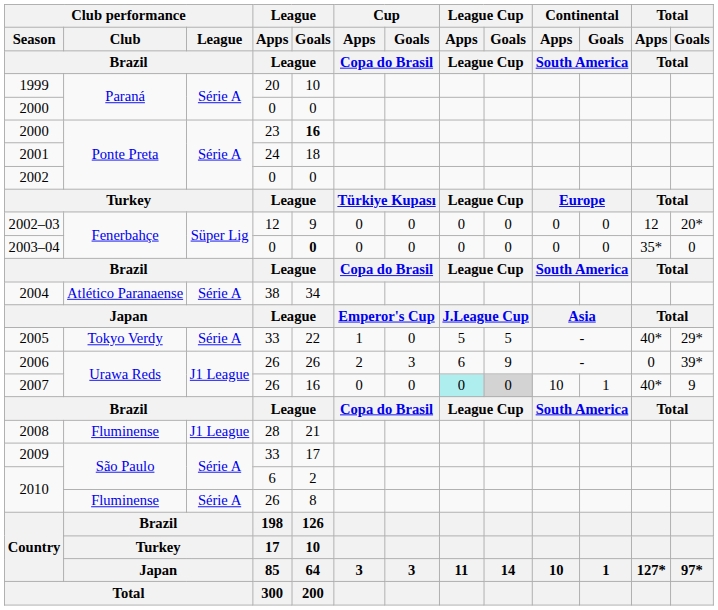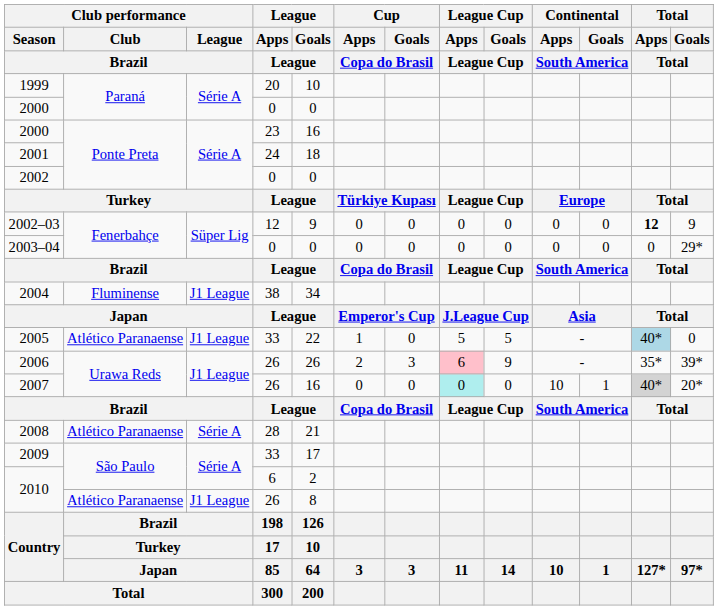(313, 131) bold -> (313, 131) normal
(651, 223) normal -> (651, 223) bold
(692, 223) 20* -> (692, 223) 9
(313, 246) bold -> (313, 246) normal
(651, 246) 35* -> (651, 246) 0
(692, 246) 0 -> (692, 246) 29*
(125, 293) Atlético Paranaense -> (125, 293) Fluminense
(220, 293) Série A -> (220, 293) J1 League
(125, 339) Tokyo Verdy -> (125, 339) Atlético Paranaense
(220, 339) Série A -> (220, 339) J1 League
(651, 339) no background -> (651, 339) lightblue background
(692, 339) 29* -> (692, 339) 0
(461, 362) no background -> (461, 362) pink background
(651, 362) 0 -> (651, 362) 35*
(508, 385) lightgrey background -> (508, 385) no background
(651, 385) no background -> (651, 385) lightgrey background
(692, 385) 9 -> (692, 385) 20*
(125, 431) Fluminense -> (125, 431) Atlético Paranaense
(220, 431) J1 League -> (220, 431) Série A
(125, 500) Fluminense -> (125, 500) Atlético Paranaense
(220, 500) Série A -> (220, 500) J1 League
